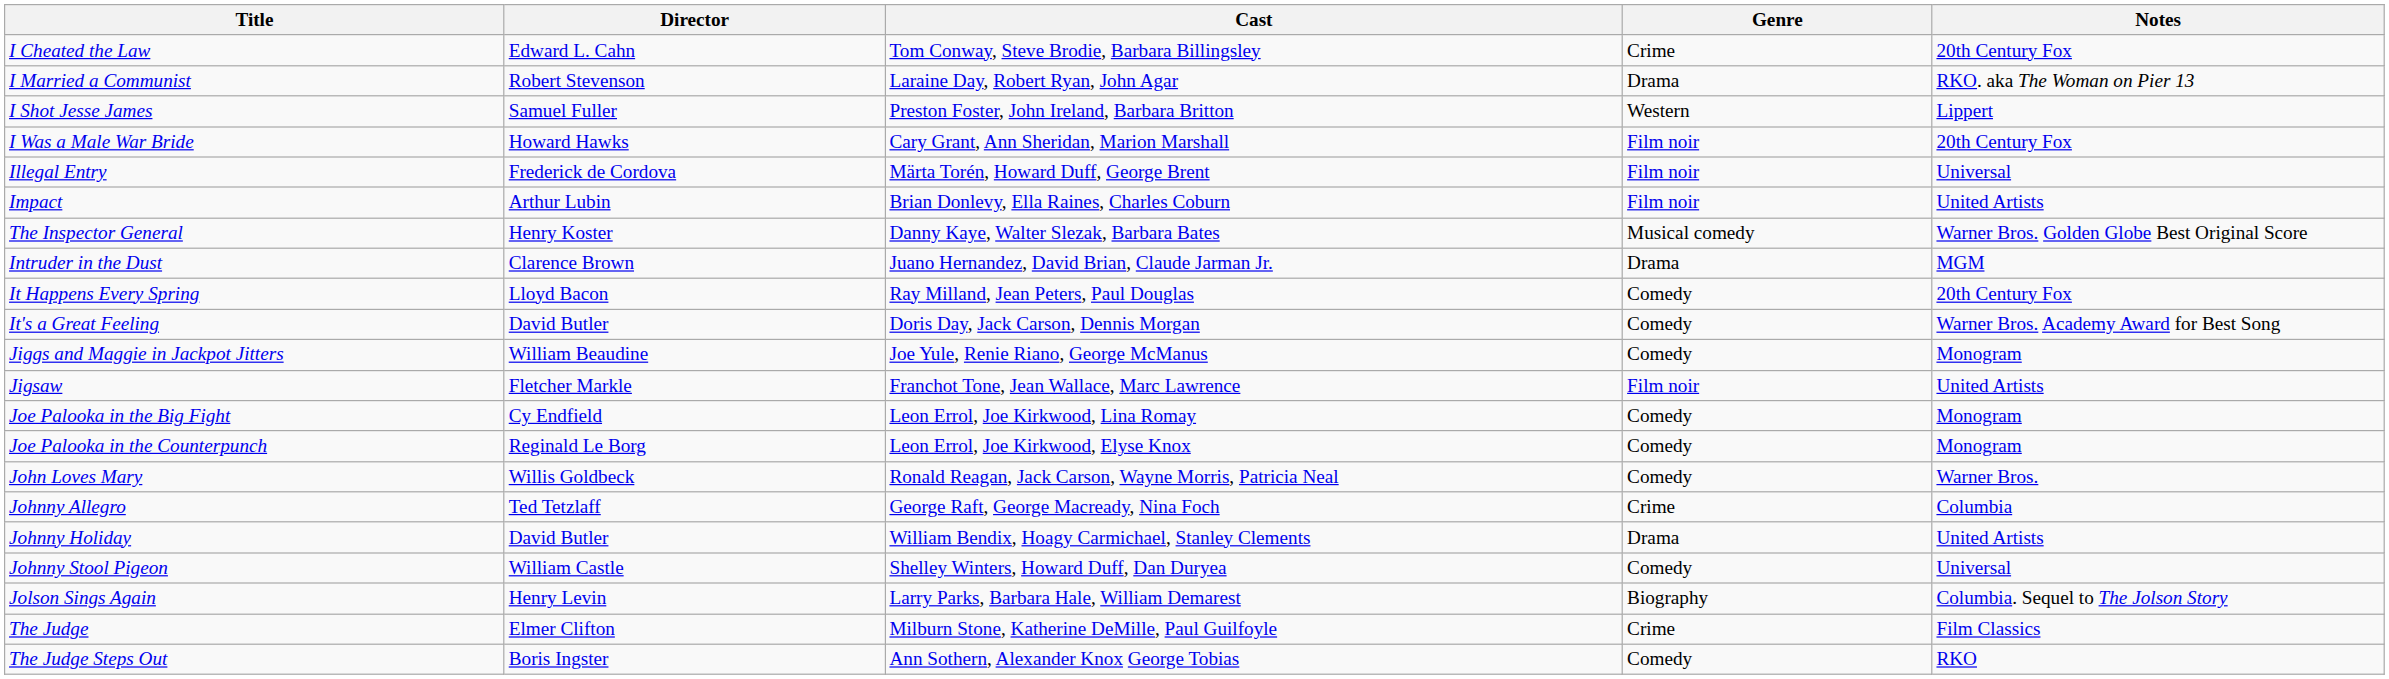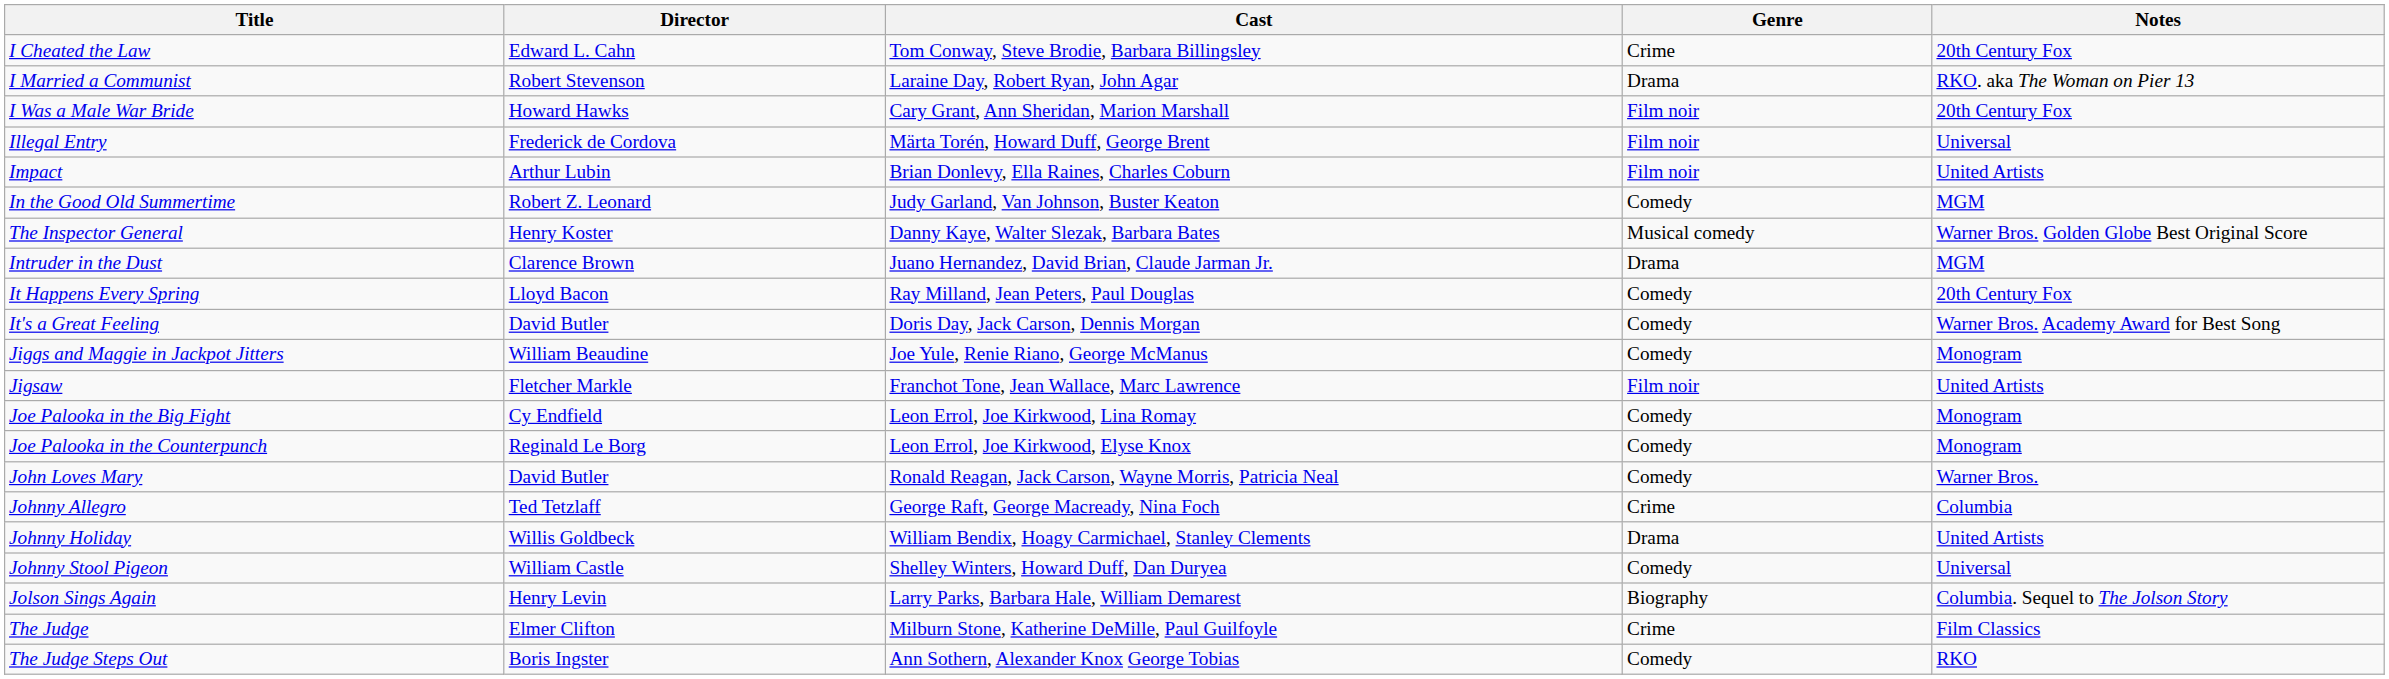- row: (81, 111)
+ row: (122, 202)
(572, 476) Willis Goldbeck -> (559, 476) David Butler
(559, 537) David Butler -> (572, 537) Willis Goldbeck
